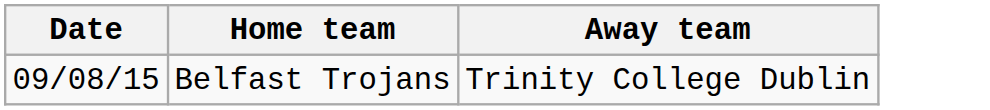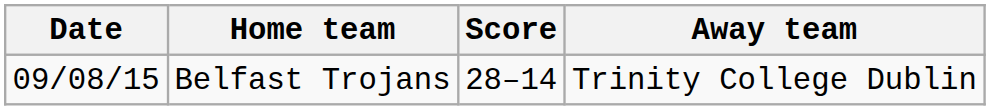+ column: (511, 30)
